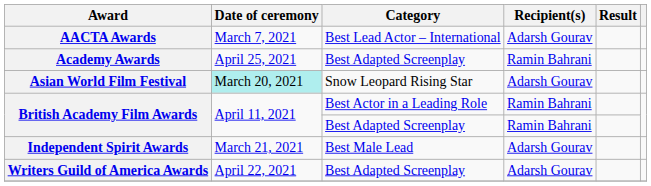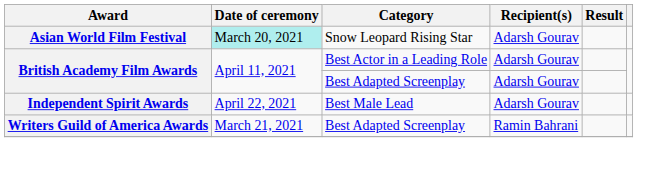- row: (108, 37)
- row: (108, 59)
(549, 103) Ramin Bahrani -> (536, 59) Adarsh Gourav
(549, 125) Ramin Bahrani -> (536, 81) Adarsh Gourav
(259, 147) March 21, 2021 -> (255, 103) April 22, 2021
(255, 170) April 22, 2021 -> (259, 125) March 21, 2021
(550, 170) Adarsh Gourav -> (536, 125) Ramin Bahrani
